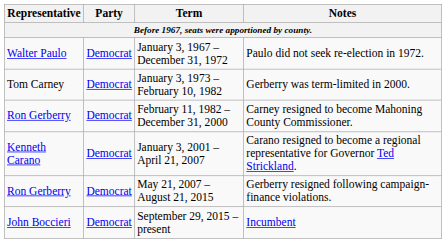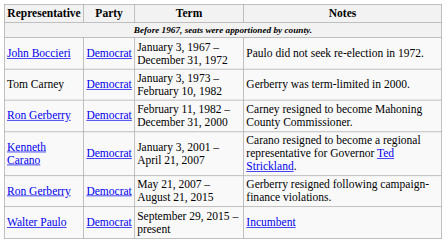(37, 53) Walter Paulo -> (39, 53) John Boccieri
(39, 222) John Boccieri -> (37, 222) Walter Paulo
